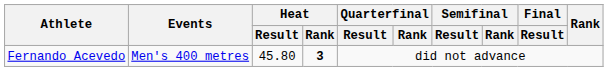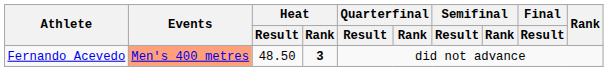(190, 56) no background -> (190, 56) lightsalmon background
(277, 56) 45.80 -> (277, 56) 48.50
